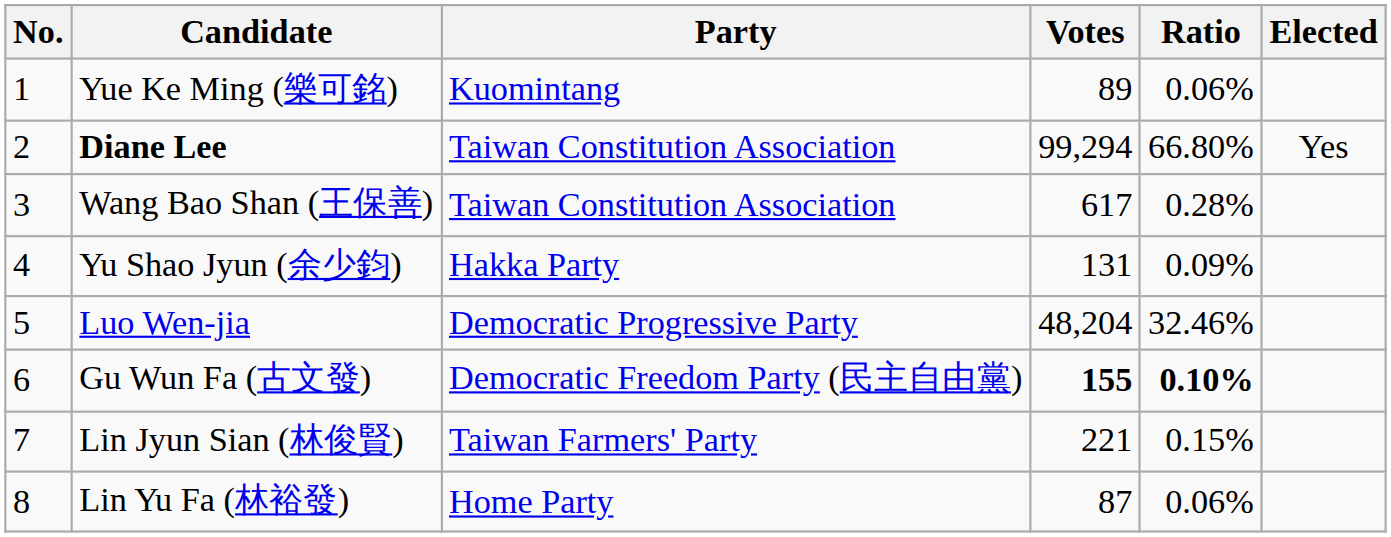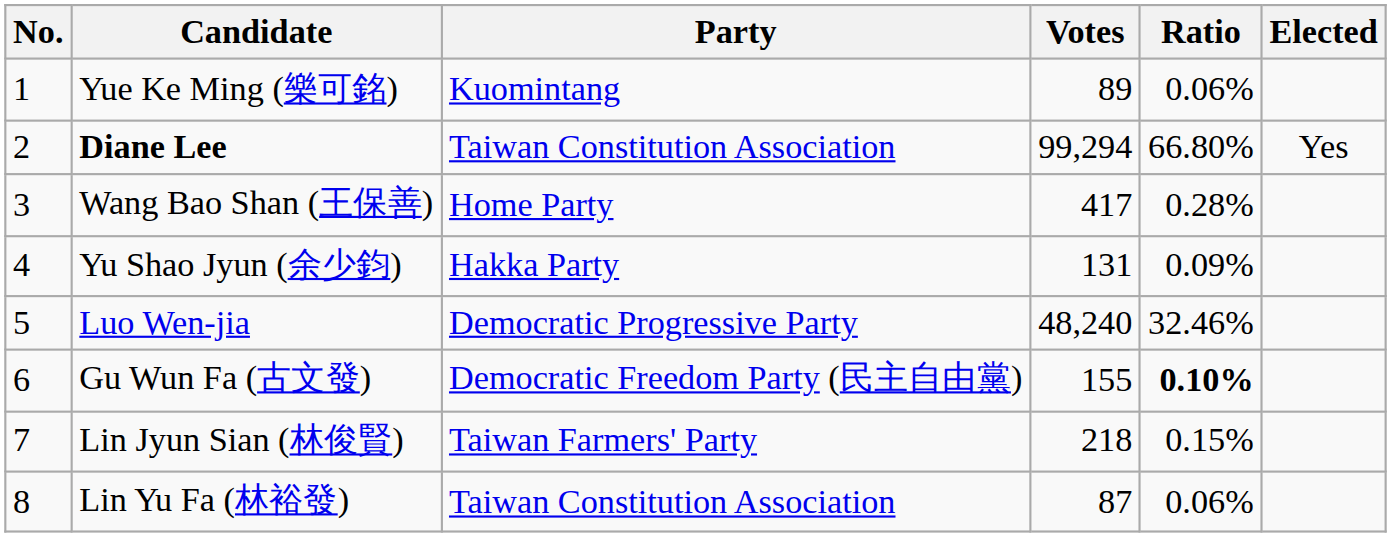(672, 204) Taiwan Constitution Association -> (531, 204) Home Party
(1107, 204) 617 -> (1107, 204) 417
(1085, 322) 48,204 -> (1085, 322) 48,240
(1107, 379) bold -> (1107, 379) normal
(1107, 440) 221 -> (1107, 440) 218
(531, 501) Home Party -> (672, 501) Taiwan Constitution Association
